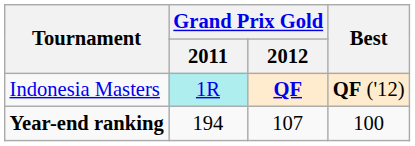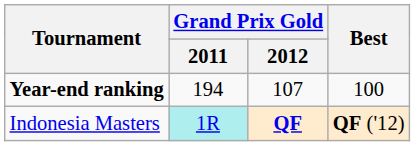rows swapped: (85, 89) <-> (87, 123)
